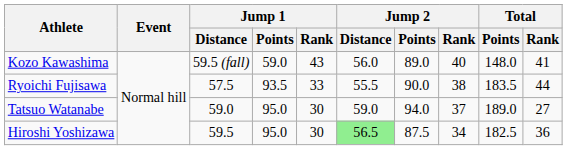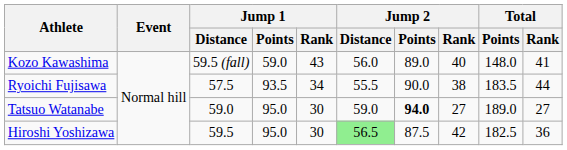(317, 86) 33 -> (317, 86) 34
(417, 109) normal -> (417, 109) bold
(459, 109) 37 -> (459, 109) 27
(459, 132) 34 -> (459, 132) 42
